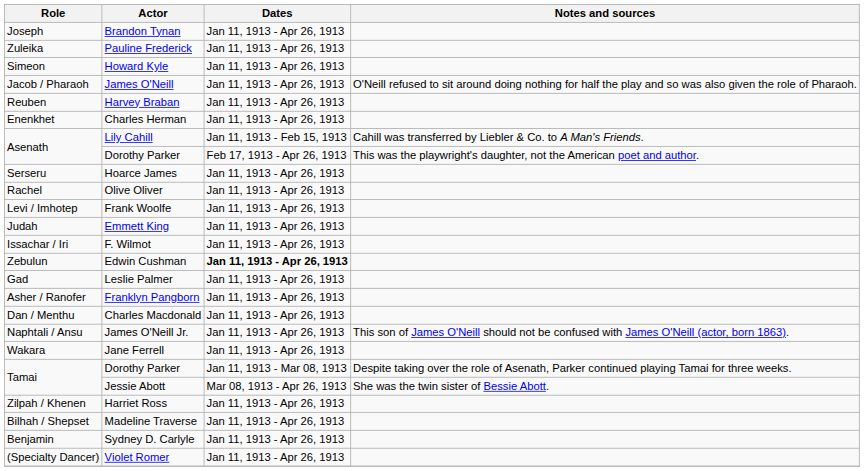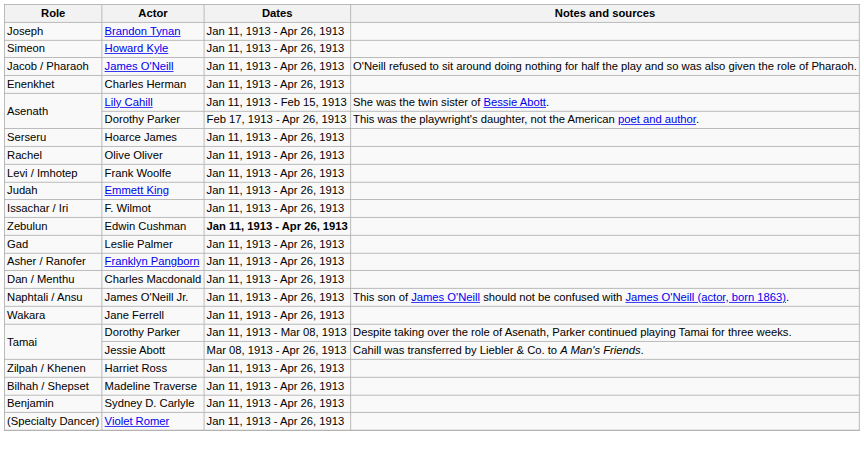- row: (25, 49)
- row: (27, 102)
(498, 138) Cahill was transferred by Liebler & Co. to A Man's Friends. -> (451, 102) She was the twin sister of Bessie Abott.
(451, 386) She was the twin sister of Bessie Abott. -> (498, 351) Cahill was transferred by Liebler & Co. to A Man's Friends.
